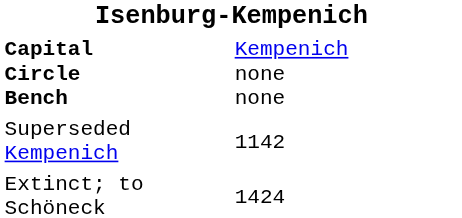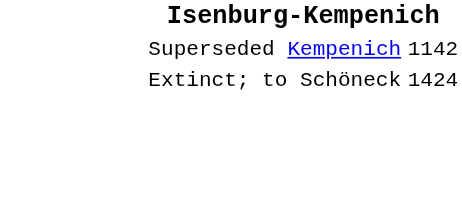- row: (49, 74)
